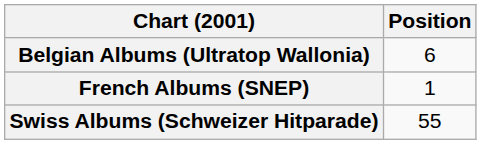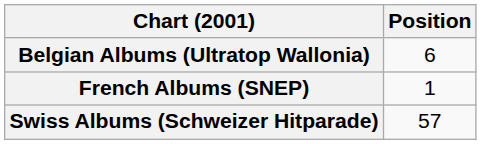(430, 121) 55 -> (430, 121) 57
